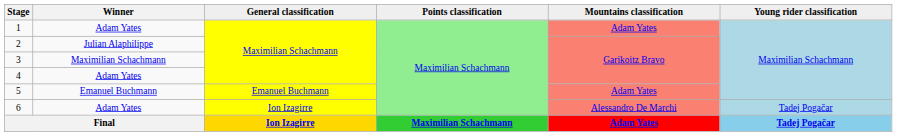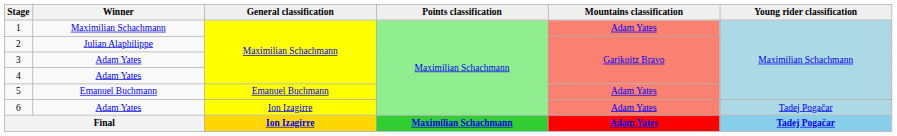(118, 28) Adam Yates -> (118, 28) Maximilian Schachmann
(118, 60) Maximilian Schachmann -> (118, 60) Adam Yates
(634, 107) Alessandro De Marchi -> (634, 107) Adam Yates
